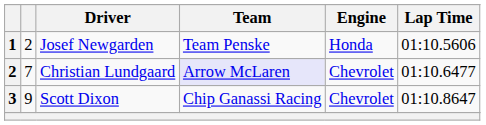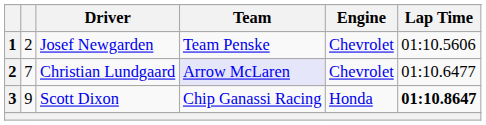(351, 45) Honda -> (361, 45) Chevrolet
(361, 99) Chevrolet -> (351, 99) Honda
(439, 99) normal -> (439, 99) bold
